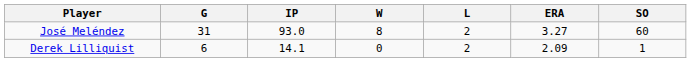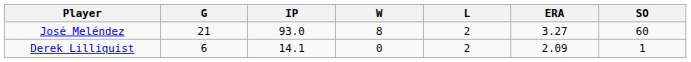(204, 31) 31 -> (204, 31) 21
